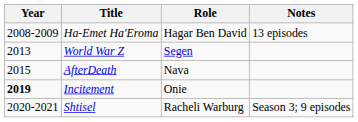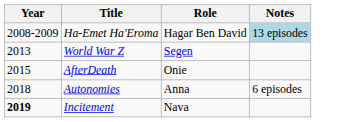(280, 32) no background -> (280, 32) lightblue background
(176, 70) Nava -> (175, 70) Onie
+ row: (92, 88)
(175, 88) Onie -> (176, 107) Nava
- row: (80, 107)
